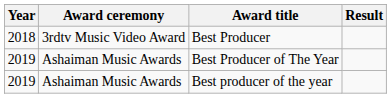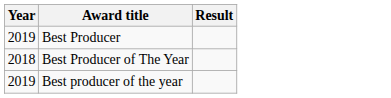- column: (114, 15)
(22, 37) 2018 -> (22, 37) 2019
(22, 59) 2019 -> (22, 59) 2018
